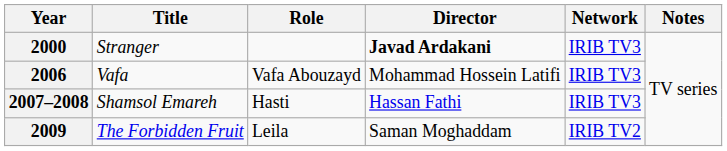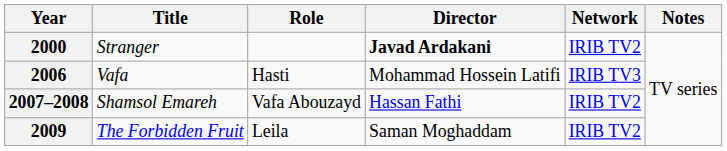(605, 46) IRIB TV3 -> (605, 46) IRIB TV2
(306, 74) Vafa Abouzayd -> (271, 74) Hasti
(271, 103) Hasti -> (306, 103) Vafa Abouzayd
(605, 103) IRIB TV3 -> (605, 103) IRIB TV2
